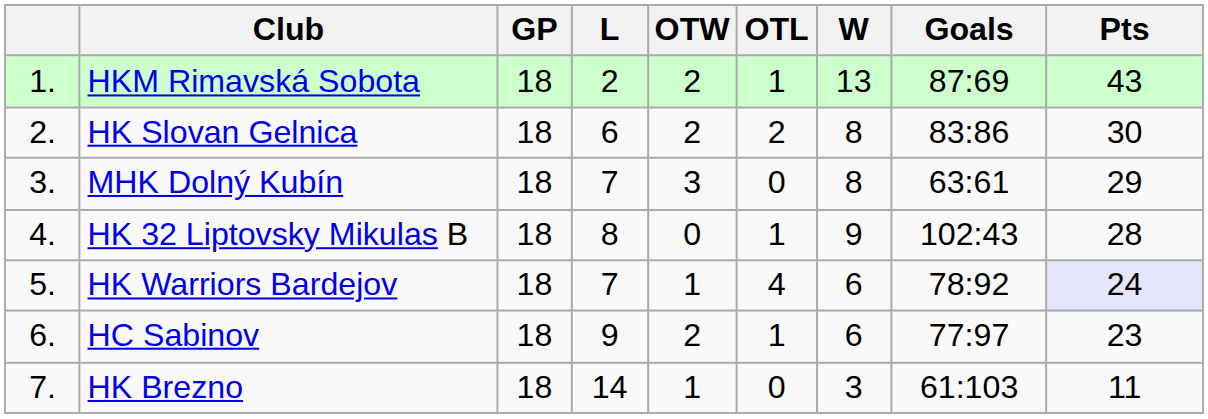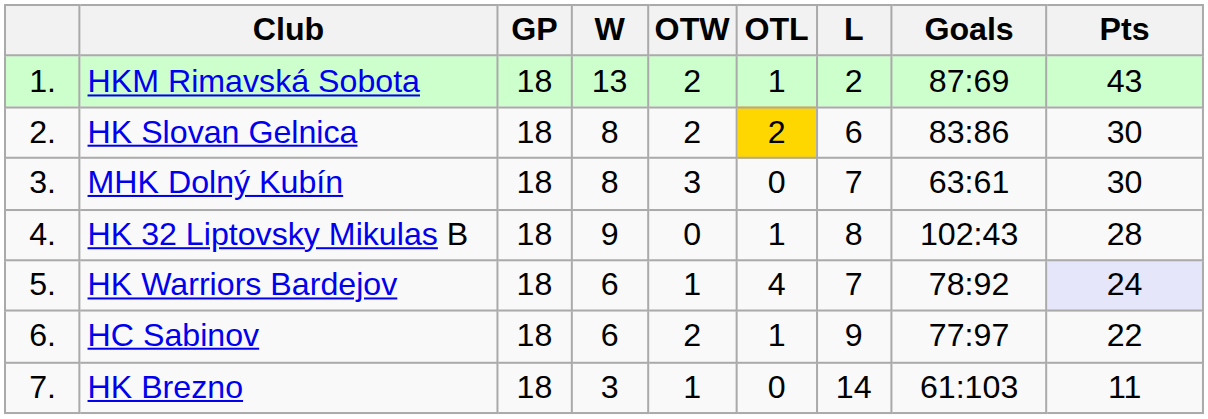columns swapped: (854, 30) <-> (610, 30)
(777, 132) no background -> (777, 132) gold background
(1125, 183) 29 -> (1125, 183) 30
(1125, 336) 23 -> (1125, 336) 22
